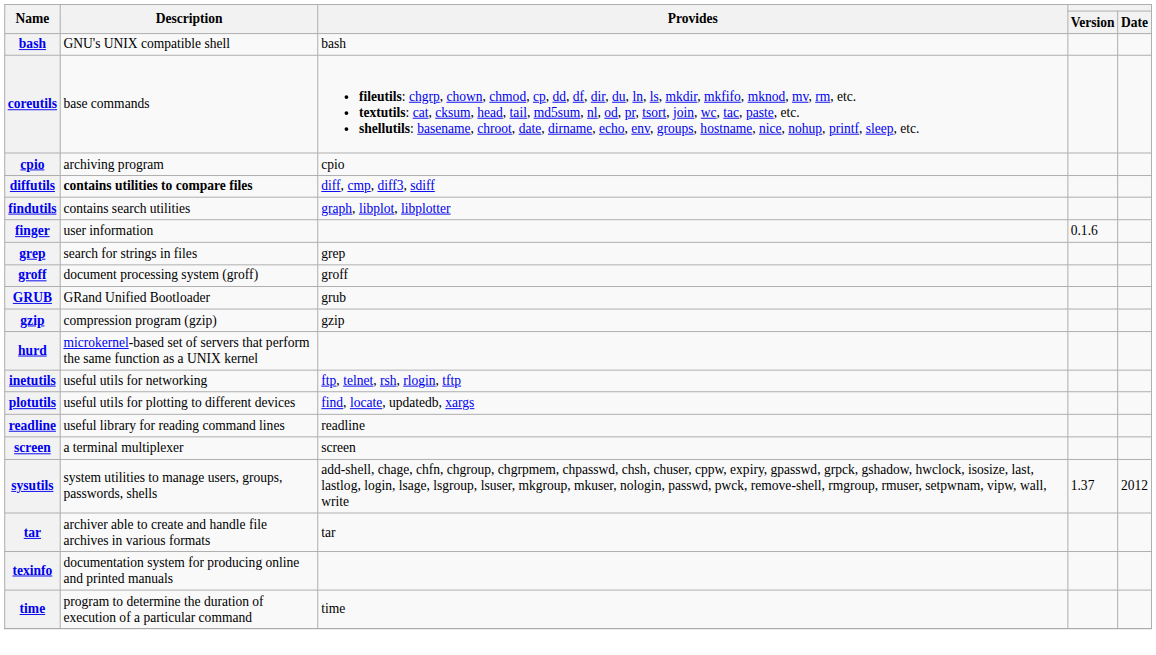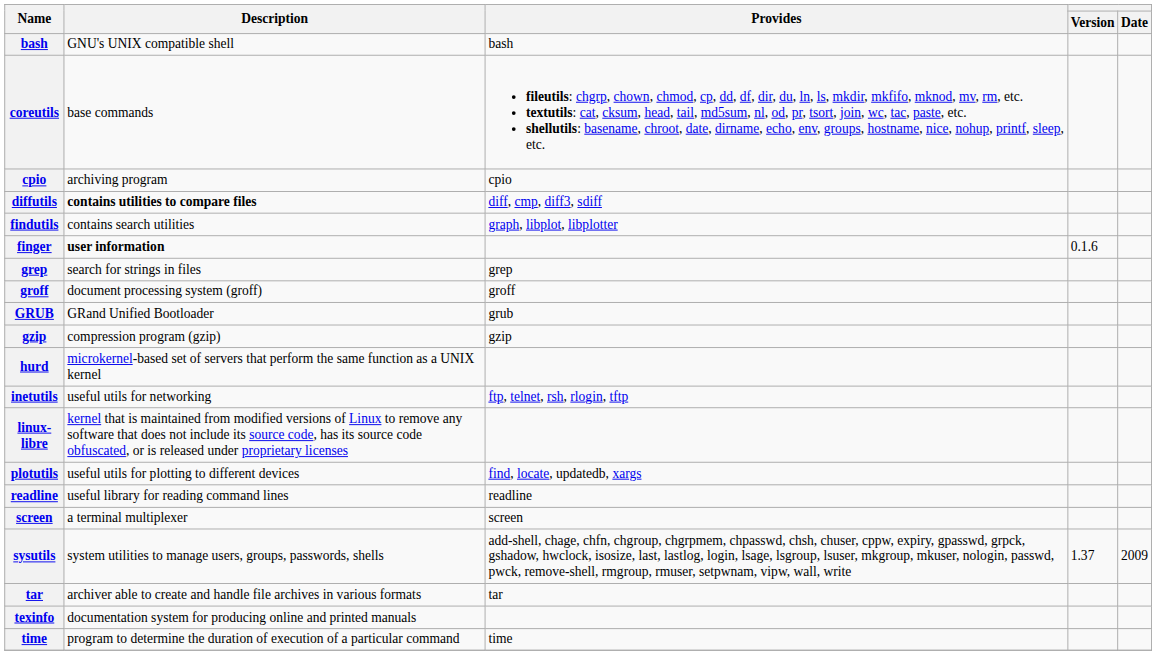(108, 231) normal -> (116, 247) bold
+ row: (34, 435)
(1134, 486) 2012 -> (1134, 556) 2009
